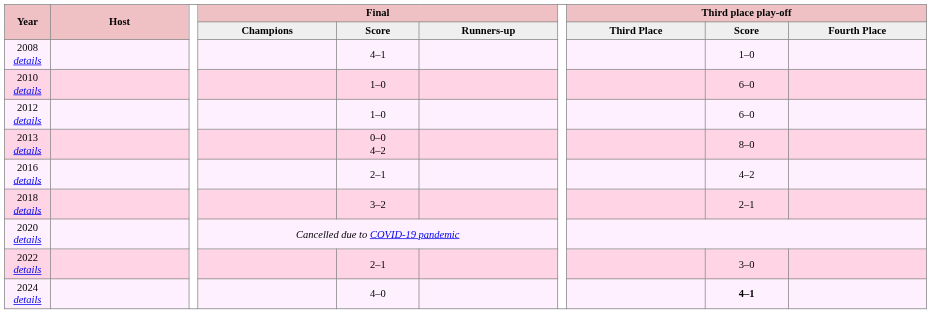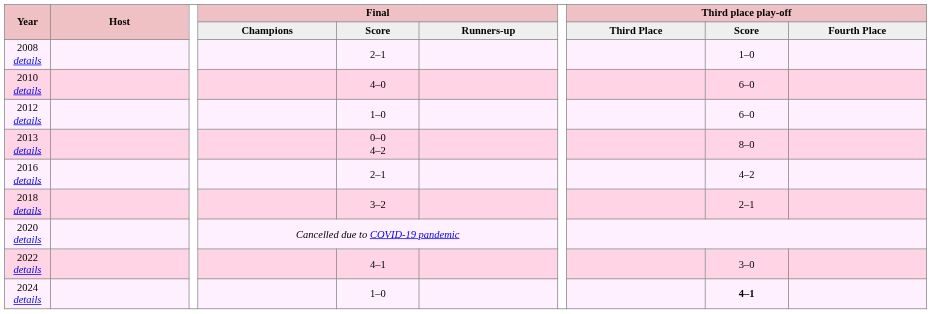(378, 54) 4–1 -> (378, 54) 2–1
(378, 84) 1–0 -> (378, 84) 4–0
(378, 264) 2–1 -> (378, 264) 4–1
(378, 293) 4–0 -> (378, 293) 1–0
